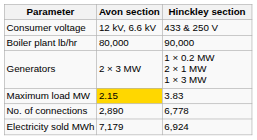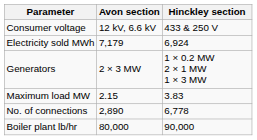rows swapped: (42, 43) <-> (50, 127)
(108, 96) gold background -> (108, 96) no background
